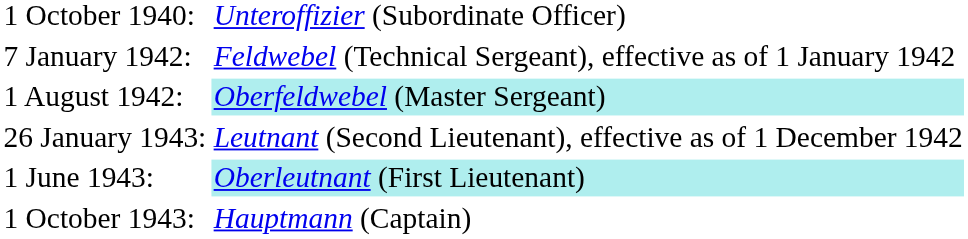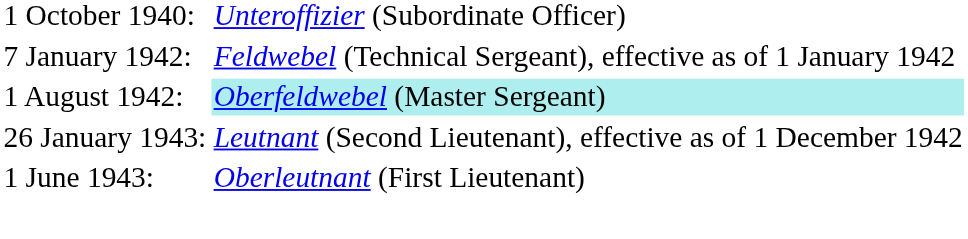(399, 177) paleturquoise background -> (399, 177) no background
- row: (99, 218)
